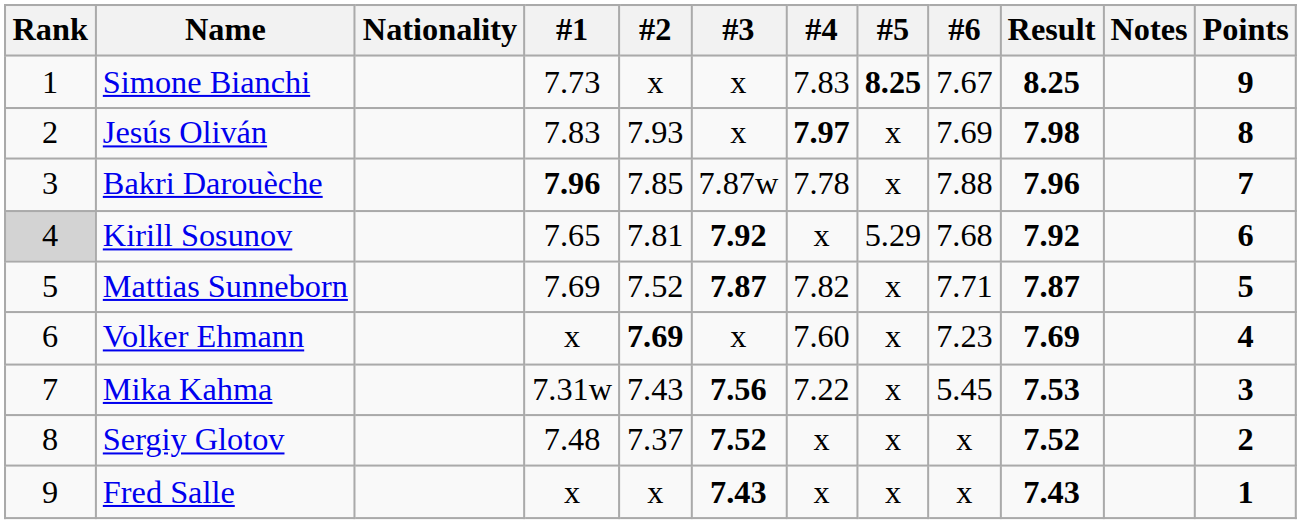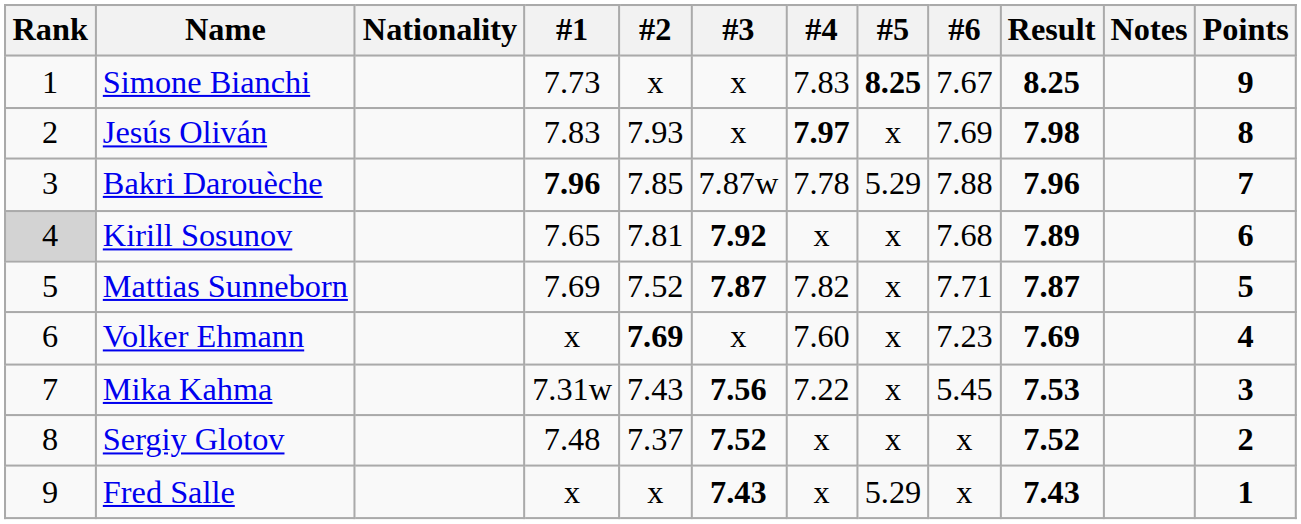(893, 183) x -> (893, 183) 5.29
(893, 235) 5.29 -> (893, 235) x
(1052, 235) 7.92 -> (1052, 235) 7.89
(893, 491) x -> (893, 491) 5.29
